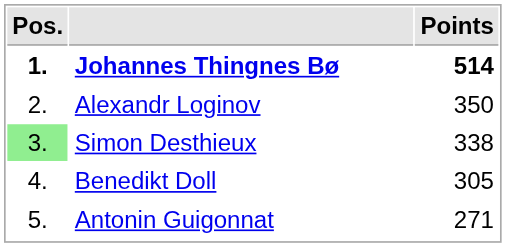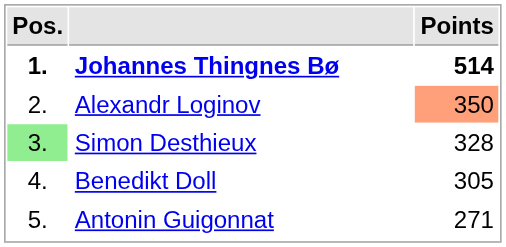(474, 104) no background -> (474, 104) lightsalmon background
(474, 143) 338 -> (474, 143) 328
